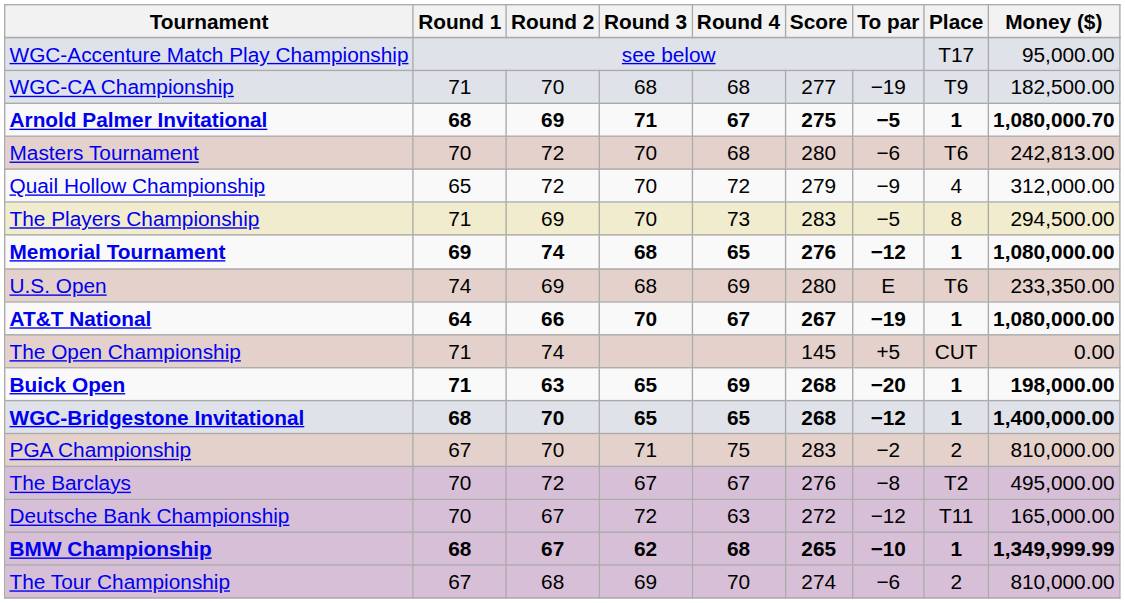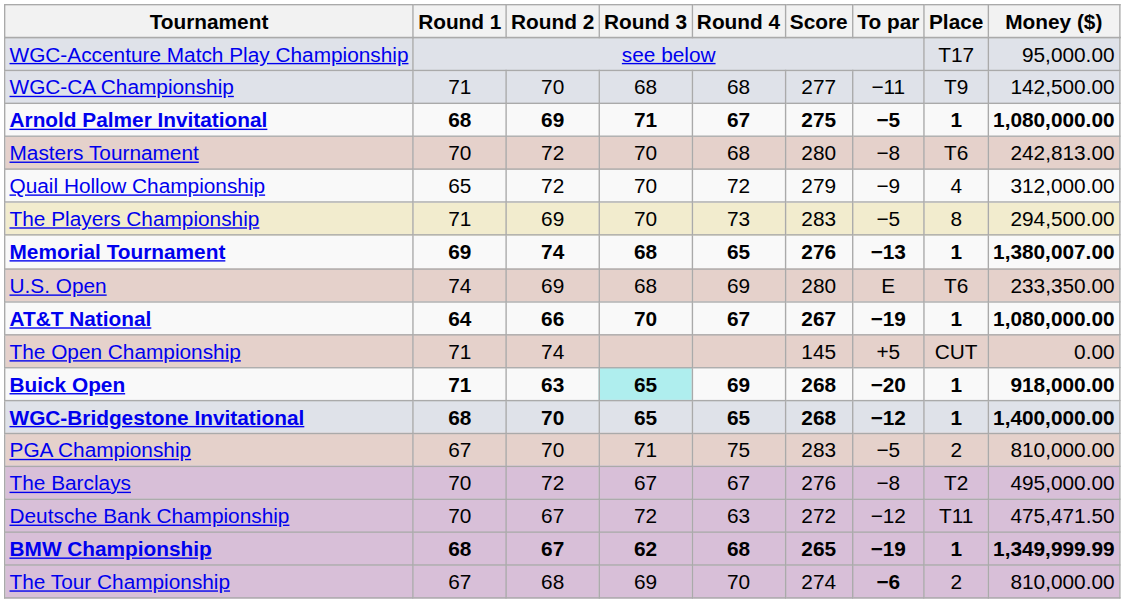(888, 87) −19 -> (888, 87) −11
(1062, 87) 182,500.00 -> (1062, 87) 142,500.00
(1054, 120) 1,080,000.70 -> (1054, 120) 1,080,000.00
(888, 153) −6 -> (888, 153) −8
(888, 252) −12 -> (888, 252) −13
(1054, 252) 1,080,000.00 -> (1054, 252) 1,380,007.00
(646, 384) no background -> (646, 384) paleturquoise background
(1062, 384) 198,000.00 -> (1062, 384) 918,000.00
(888, 450) −2 -> (888, 450) −5
(1062, 516) 165,000.00 -> (1062, 516) 475,471.50
(888, 549) −10 -> (888, 549) −19
(888, 582) normal -> (888, 582) bold
